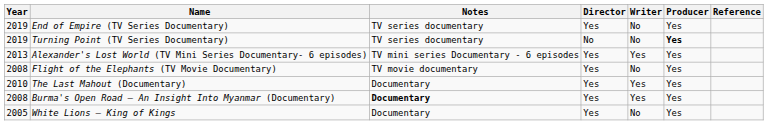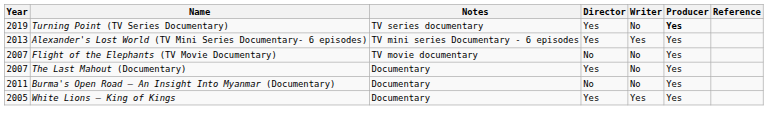- row: (130, 26)
(589, 40) No -> (591, 26) Yes
(17, 69) 2008 -> (17, 55) 2007
(591, 69) Yes -> (589, 55) No
(17, 84) 2010 -> (17, 69) 2007
(638, 84) Yes -> (635, 69) No
(17, 98) 2008 -> (17, 84) 2011
(401, 98) bold -> (401, 84) normal
(591, 98) Yes -> (589, 84) No
(638, 98) Yes -> (635, 84) No
(635, 112) No -> (638, 98) Yes
